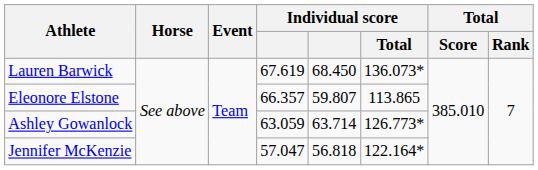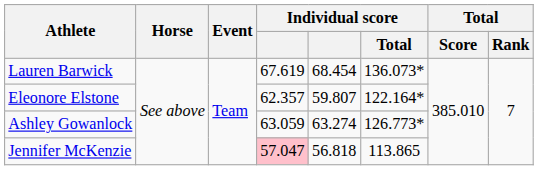(334, 71) 68.450 -> (334, 71) 68.454
(282, 97) 66.357 -> (282, 97) 62.357
(394, 97) 113.865 -> (394, 97) 122.164*
(334, 124) 63.714 -> (334, 124) 63.274
(282, 151) no background -> (282, 151) pink background
(394, 151) 122.164* -> (394, 151) 113.865
